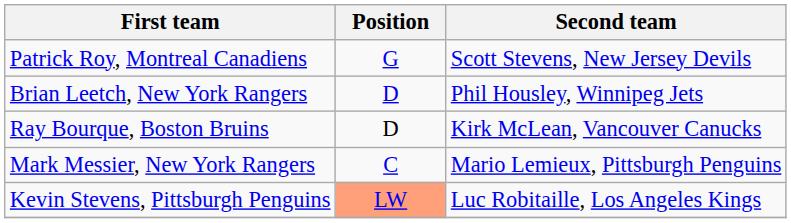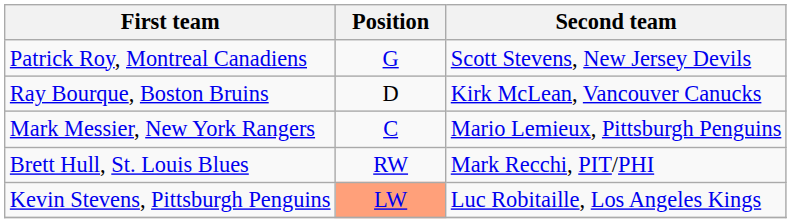- row: (159, 93)
+ row: (129, 164)
